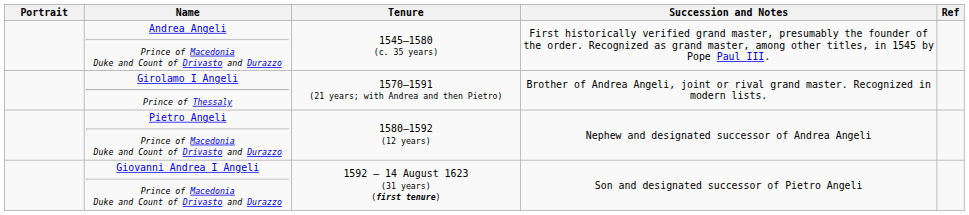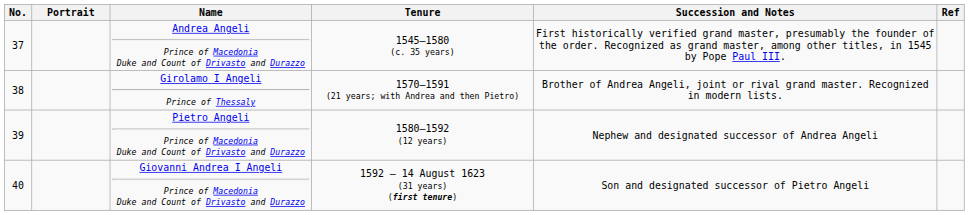+ column: (18, 12)
